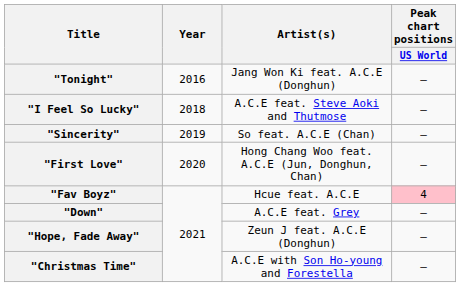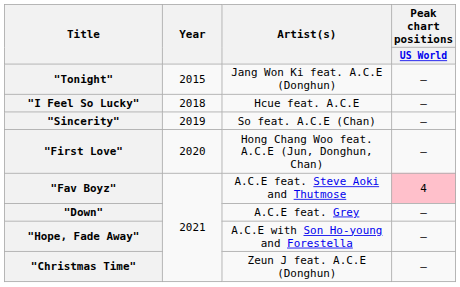(192, 79) 2016 -> (192, 79) 2015
(307, 110) A.C.E feat. Steve Aoki and Thutmose -> (307, 103) Hcue feat. A.C.E
(307, 194) Hcue feat. A.C.E -> (307, 188) A.C.E feat. Steve Aoki and Thutmose
(307, 236) Zeun J feat. A.C.E (Donghun) -> (307, 236) A.C.E with Son Ho-young and Forestella
(307, 267) A.C.E with Son Ho-young and Forestella -> (307, 267) Zeun J feat. A.C.E (Donghun)
